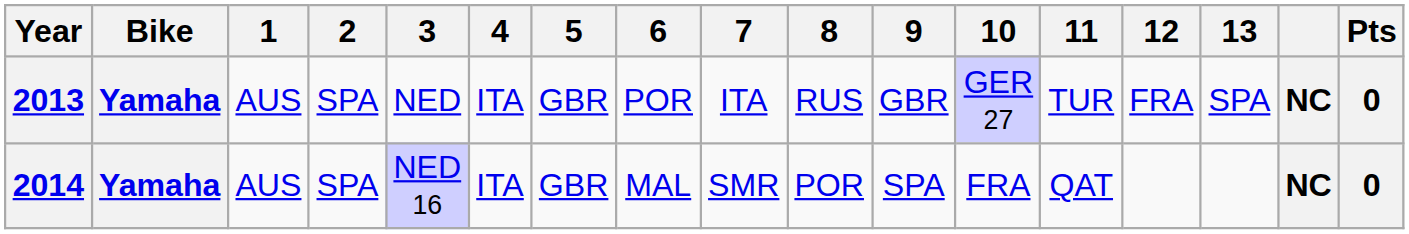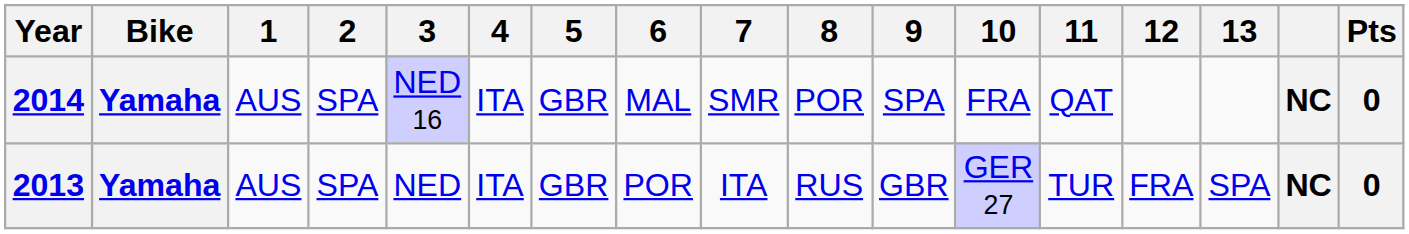rows swapped: (48, 99) <-> (48, 186)
